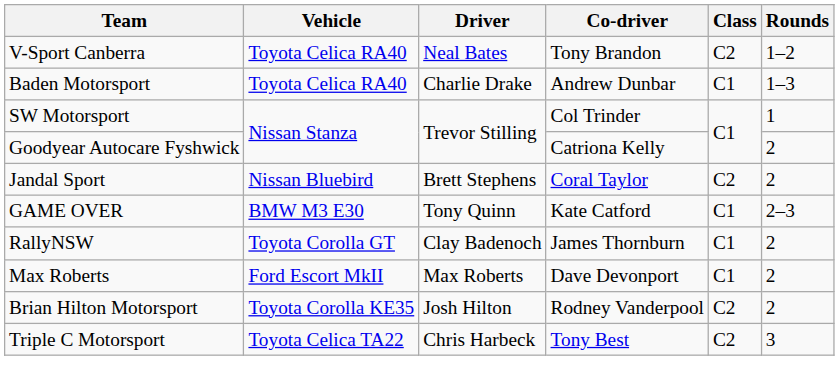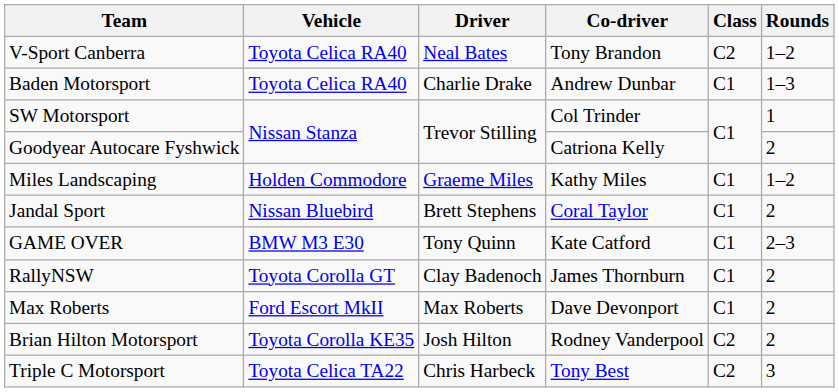+ row: (83, 179)
(724, 179) C2 -> (724, 211) C1
